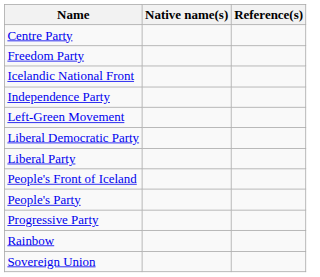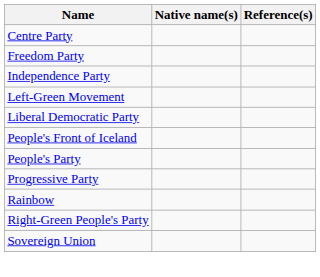- row: (71, 76)
- row: (41, 158)
+ row: (78, 220)
